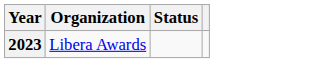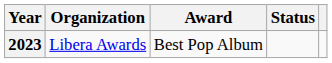+ column: (208, 17)
